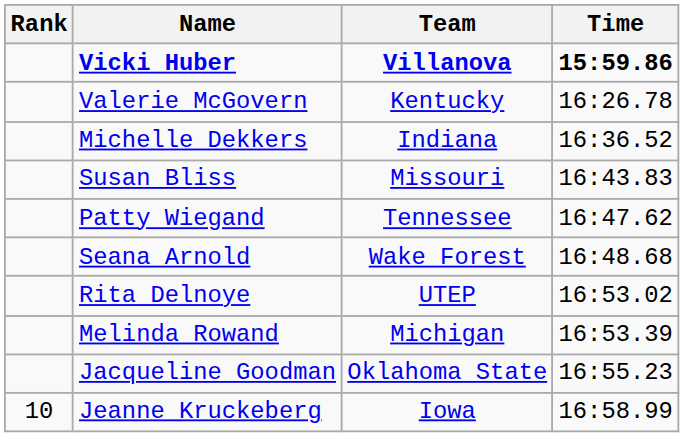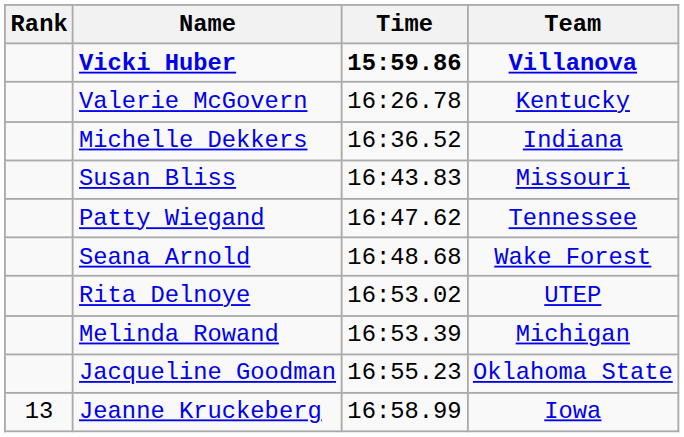columns swapped: (447, 24) <-> (616, 24)
(39, 412) 10 -> (39, 412) 13
